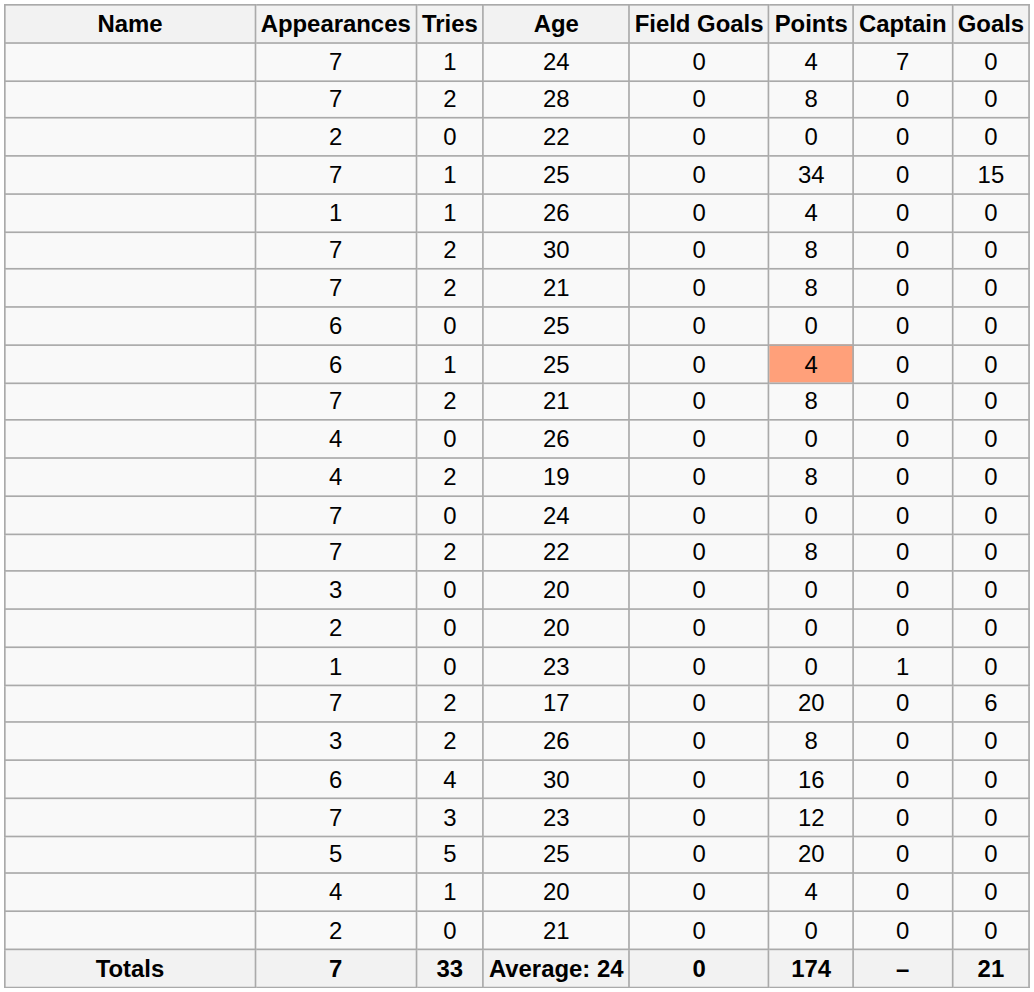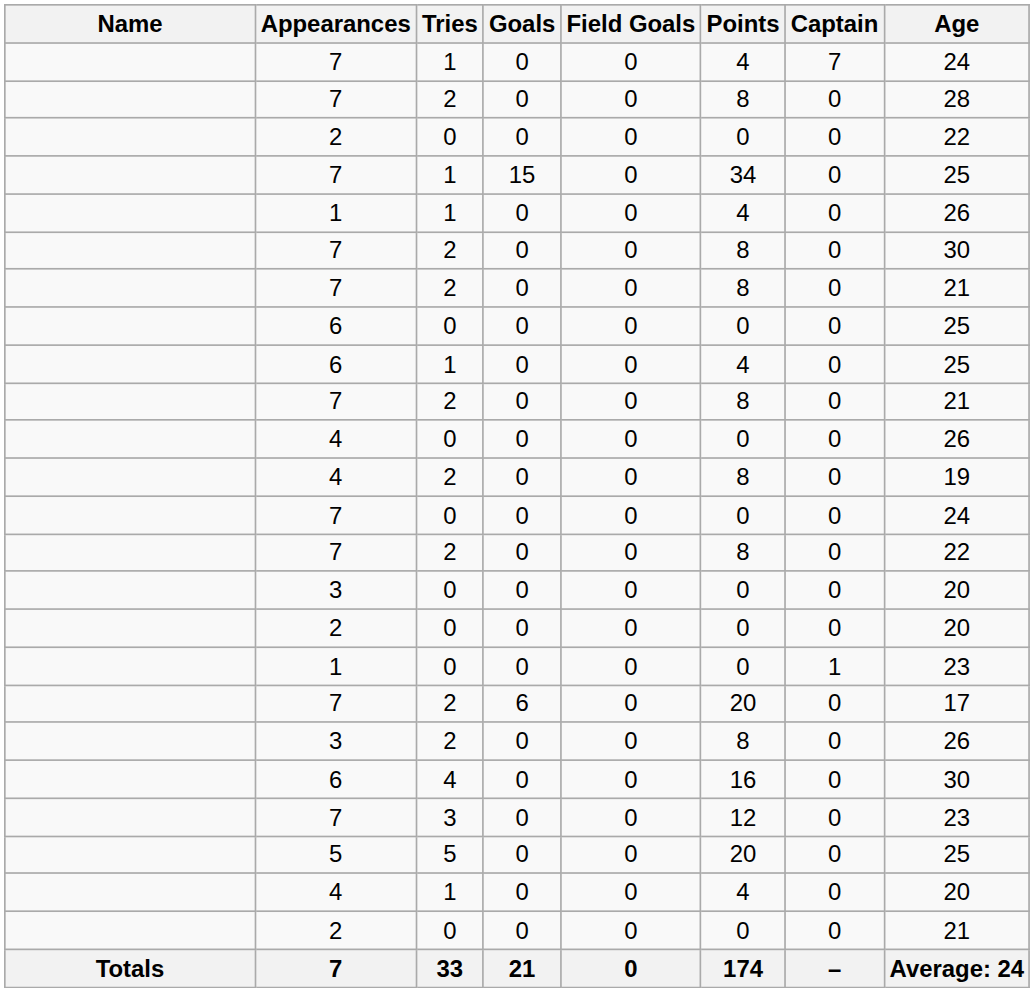columns swapped: (991, 24) <-> (556, 24)
(811, 364) lightsalmon background -> (743, 364) no background
